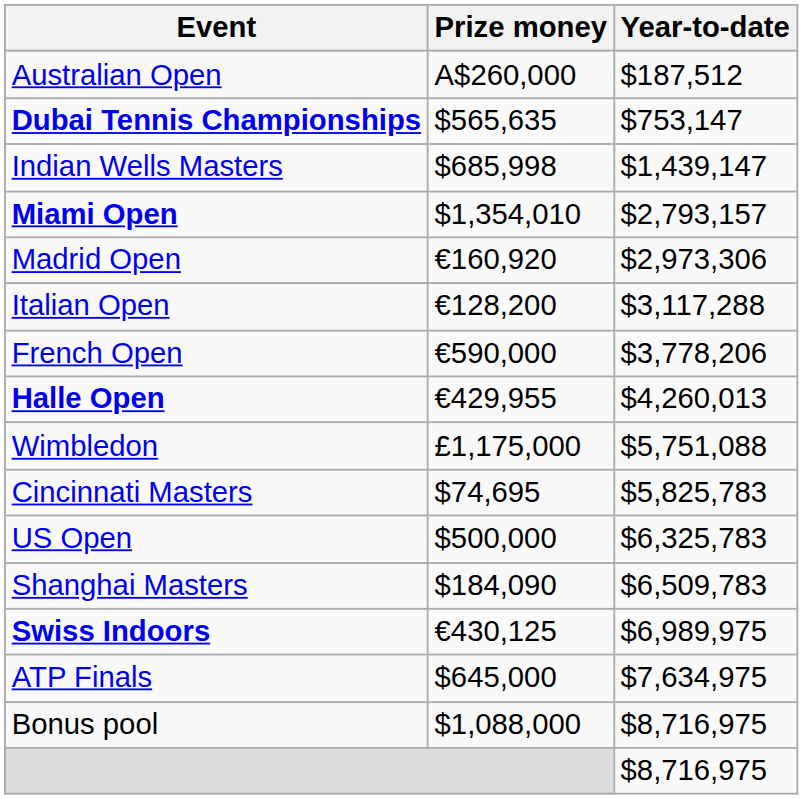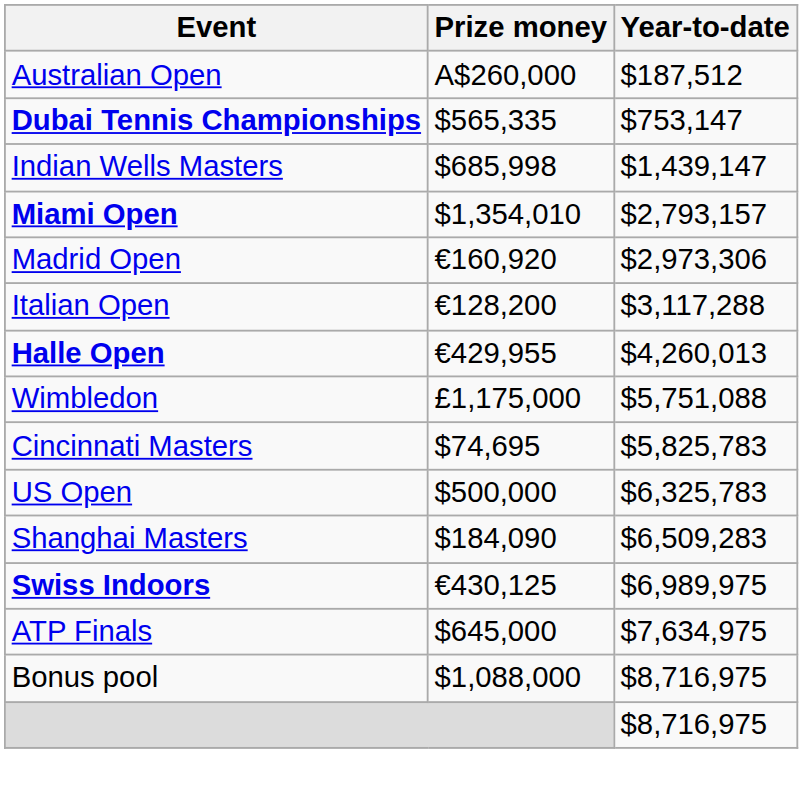(496, 120) $565,635 -> (496, 120) $565,335
- row: (97, 352)
(694, 584) $6,509,783 -> (694, 538) $6,509,283
